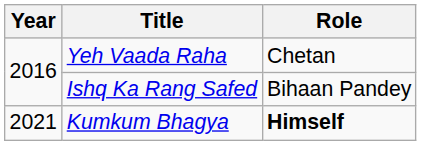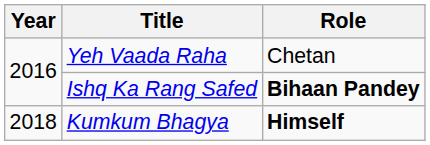(339, 88) normal -> (343, 88) bold
(33, 122) 2021 -> (33, 122) 2018
